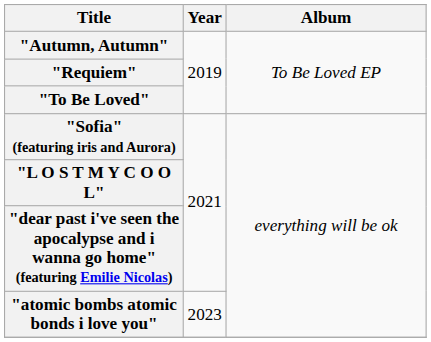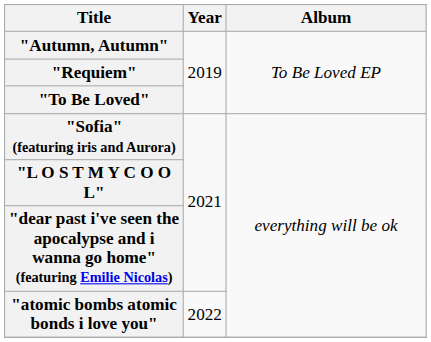(205, 314) 2023 -> (205, 314) 2022
